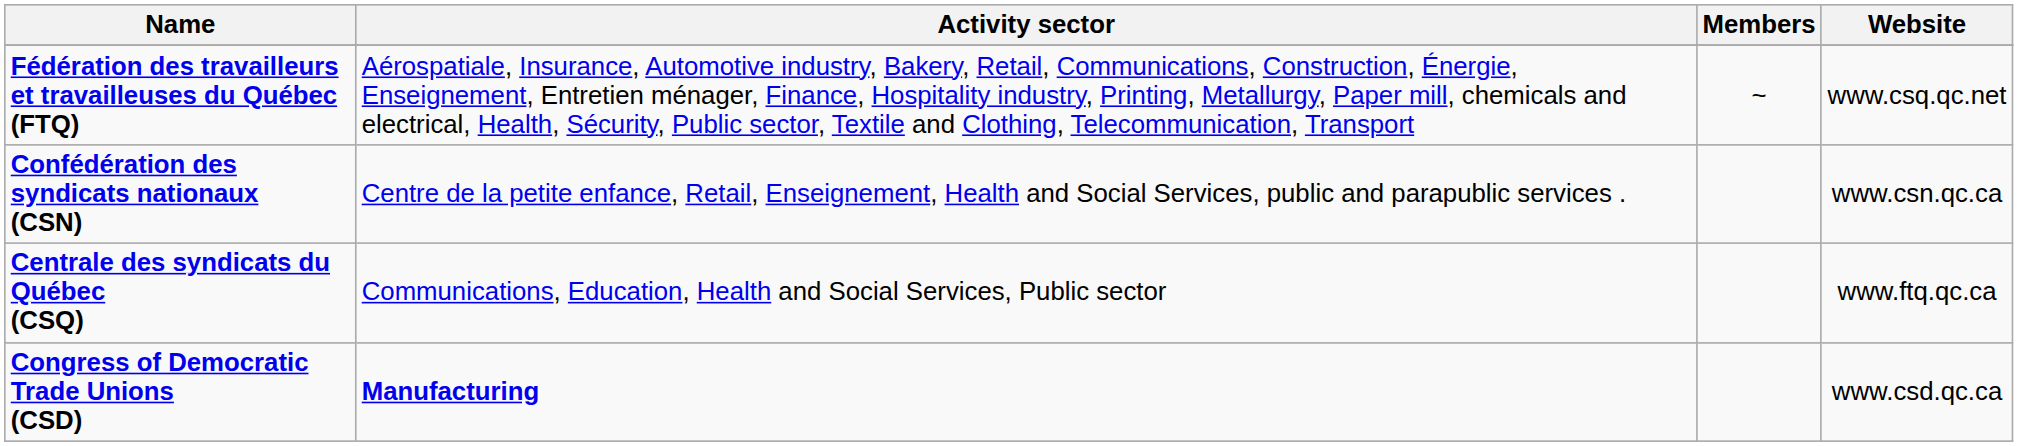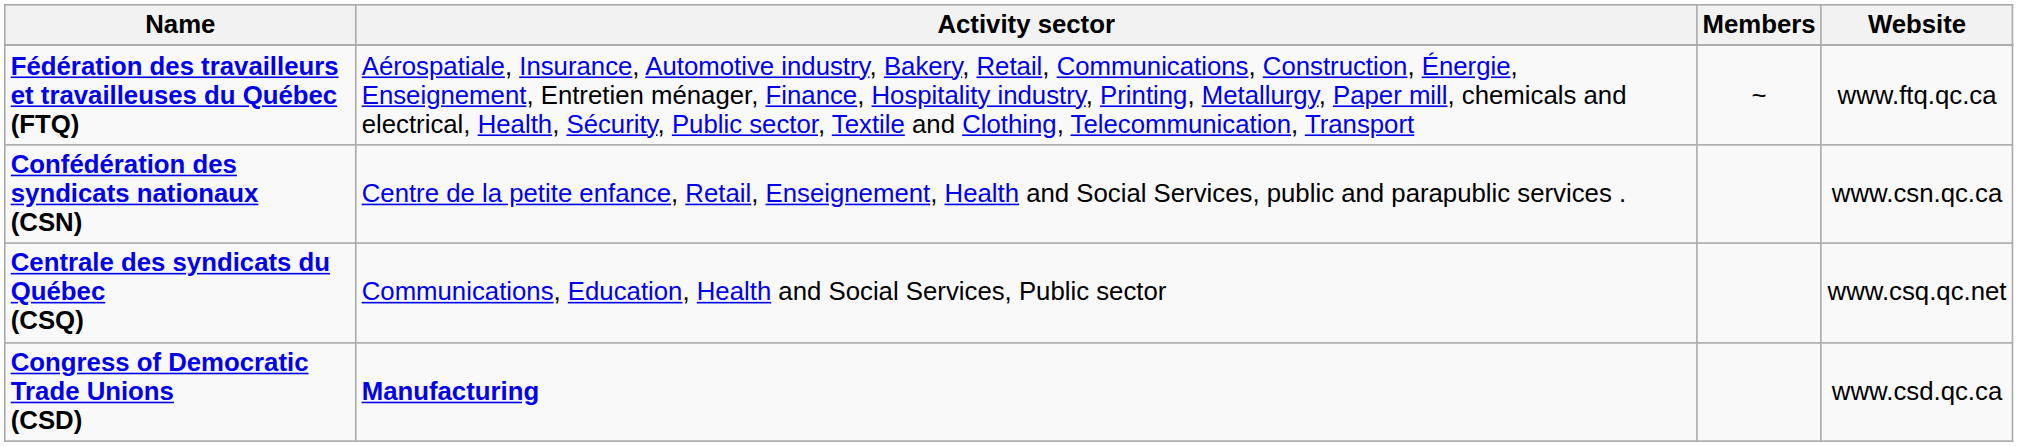(1917, 94) www.csq.qc.net -> (1917, 94) www.ftq.qc.ca
(1917, 292) www.ftq.qc.ca -> (1917, 292) www.csq.qc.net
